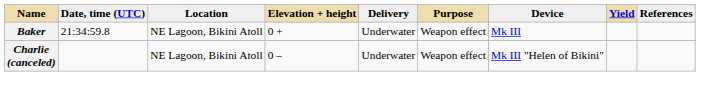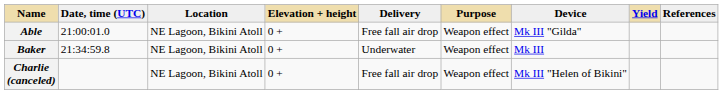+ row: (31, 31)
(275, 55) 0 – -> (275, 73) 0 +
(388, 55) Underwater -> (400, 73) Free fall air drop
